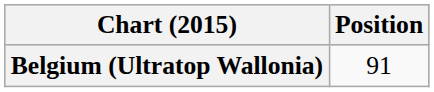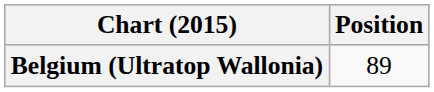(379, 65) 91 -> (379, 65) 89
